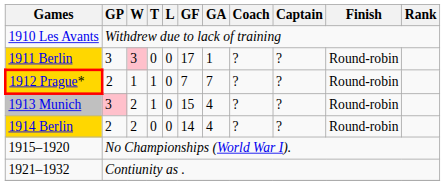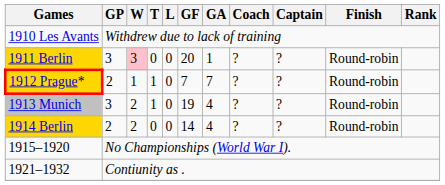(188, 58) 17 -> (188, 58) 20
(108, 104) pink background -> (108, 104) no background
(188, 104) 15 -> (188, 104) 19
